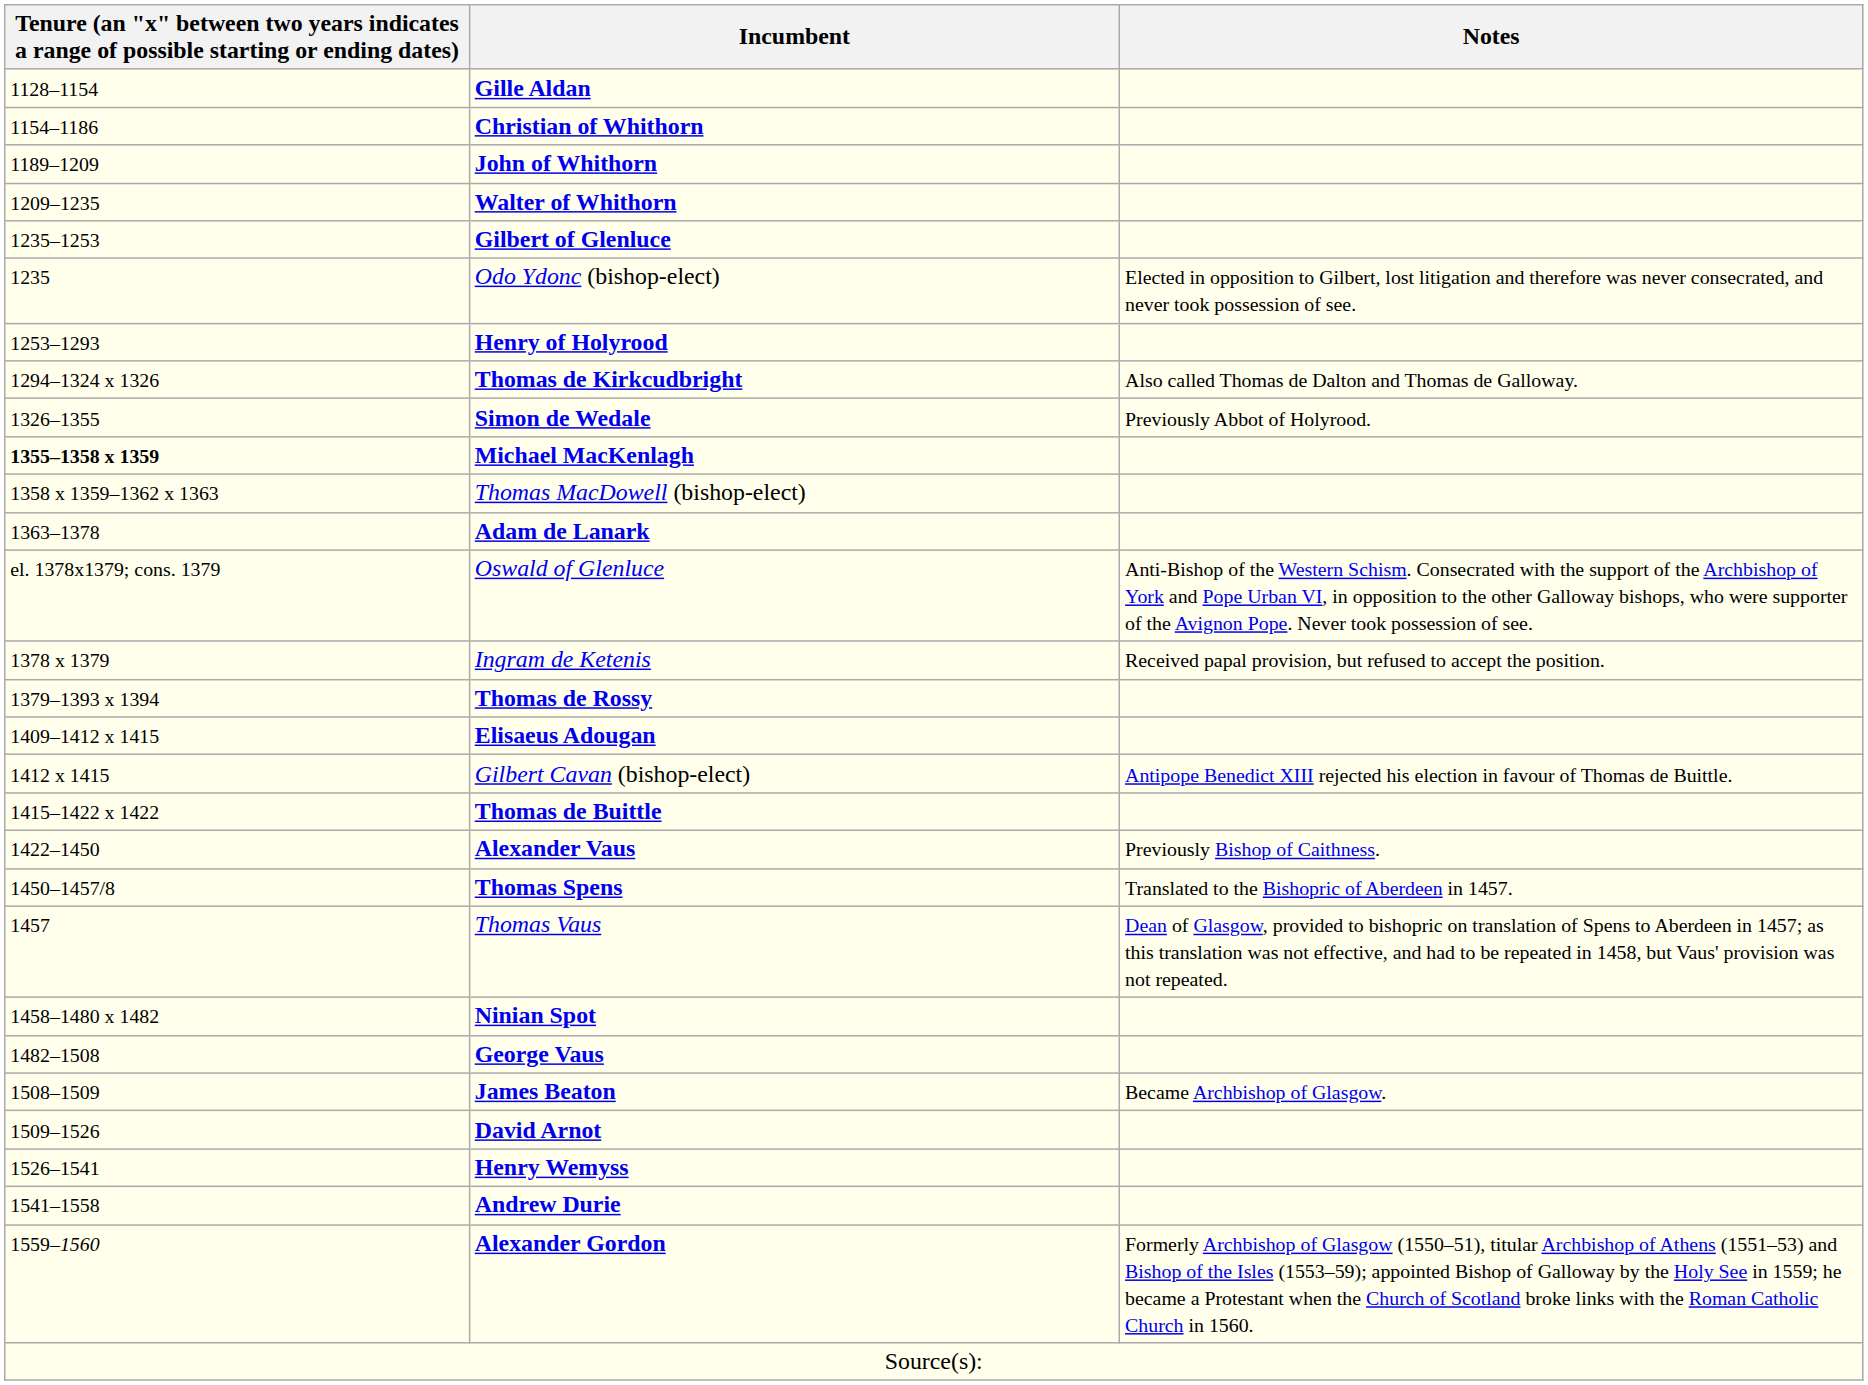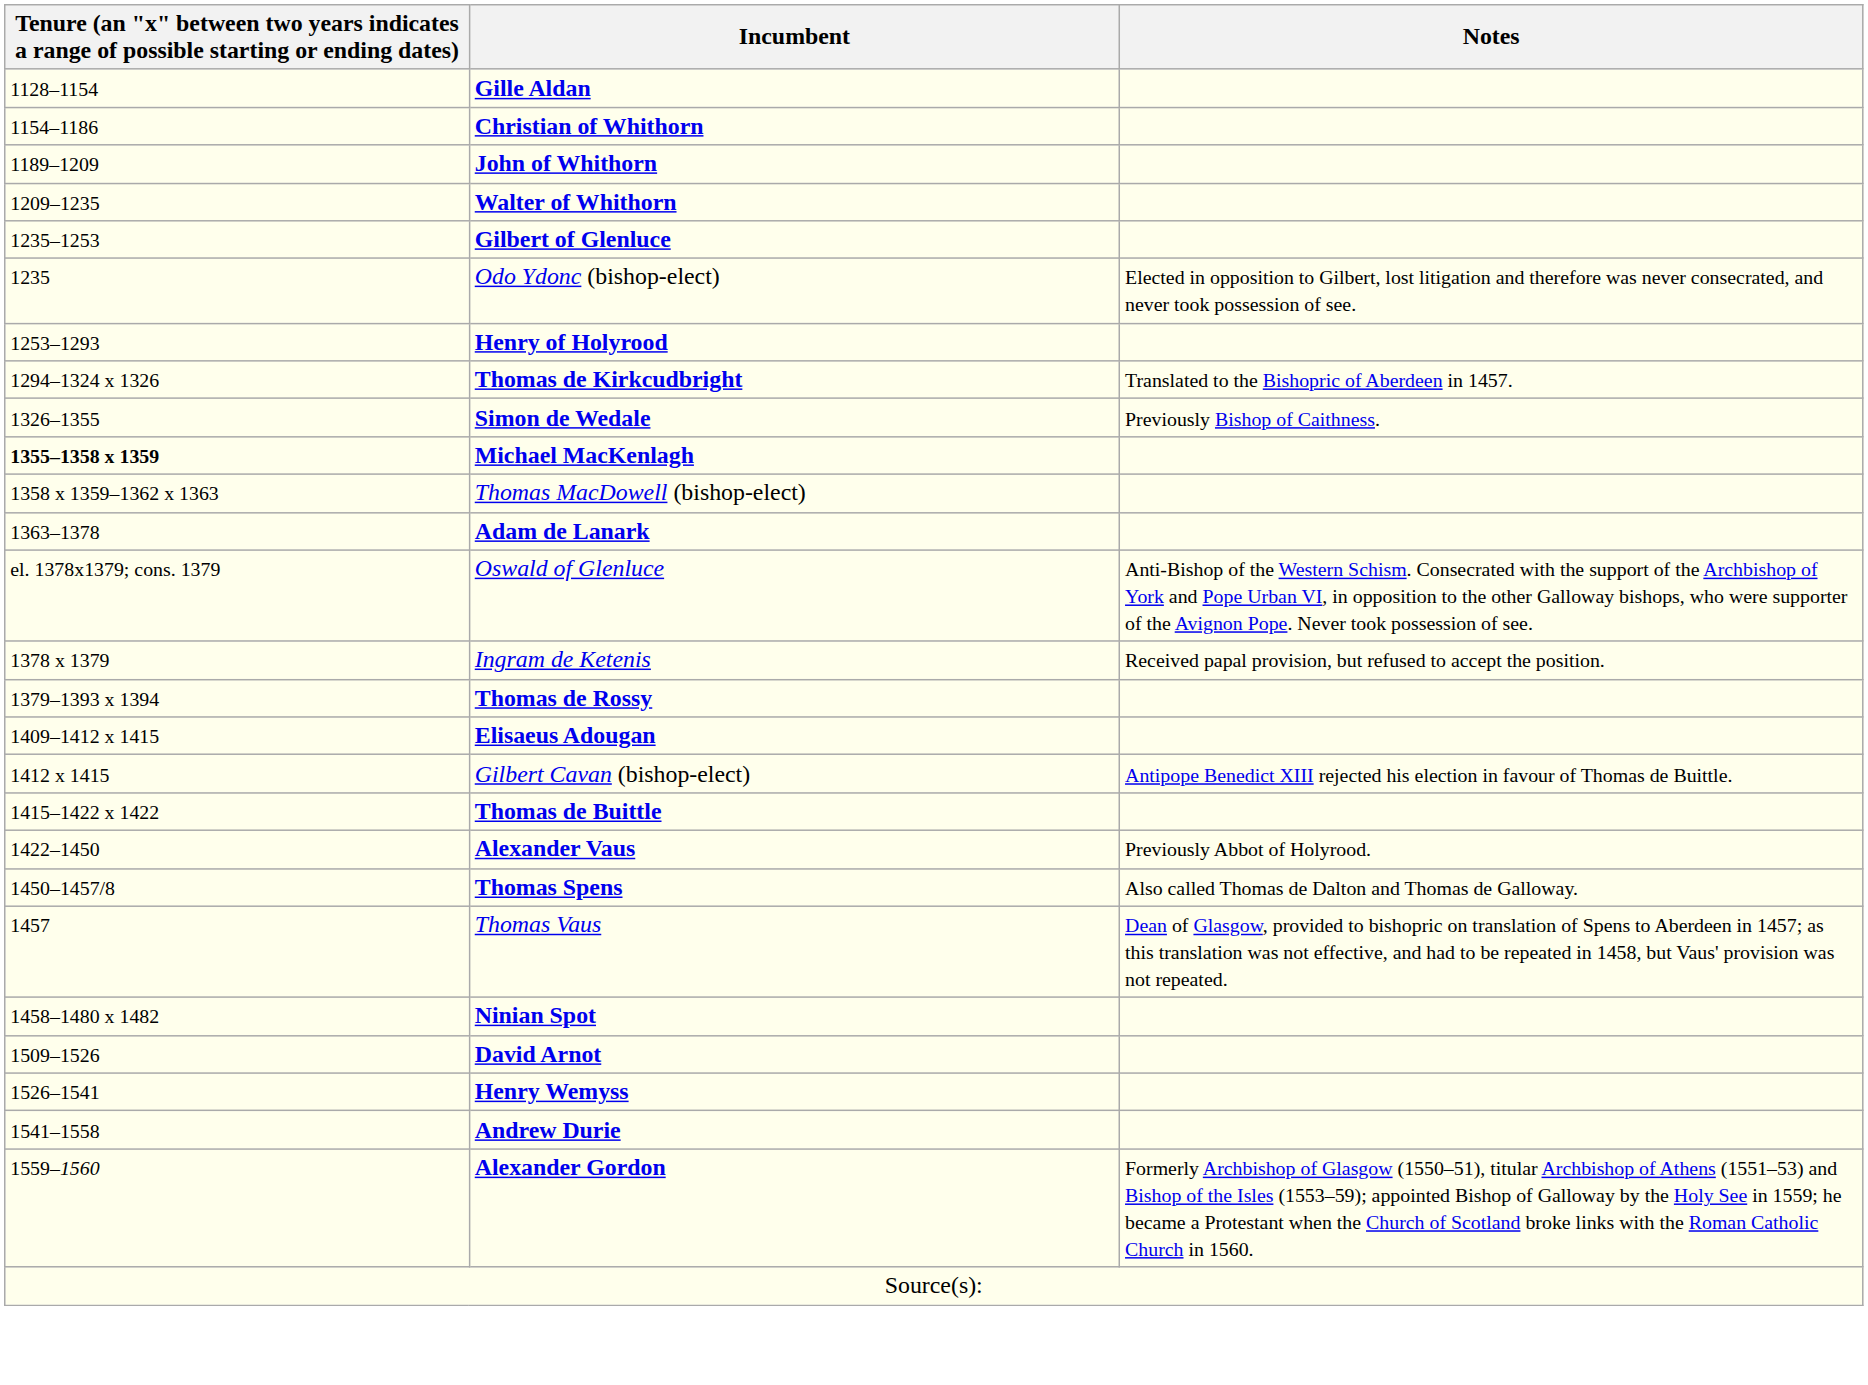(1352, 381) Also called Thomas de Dalton and Thomas de Galloway. -> (1319, 381) Translated to the Bishopric of Aberdeen in 1457.
(1248, 418) Previously Abbot of Holyrood. -> (1252, 418) Previously Bishop of Caithness.
(1252, 850) Previously Bishop of Caithness. -> (1248, 850) Previously Abbot of Holyrood.
(1319, 888) Translated to the Bishopric of Aberdeen in 1457. -> (1352, 888) Also called Thomas de Dalton and Thomas de Galloway.
- row: (539, 1053)
- row: (545, 1091)
